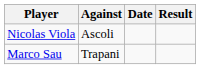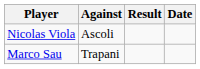columns swapped: (175, 14) <-> (140, 14)
